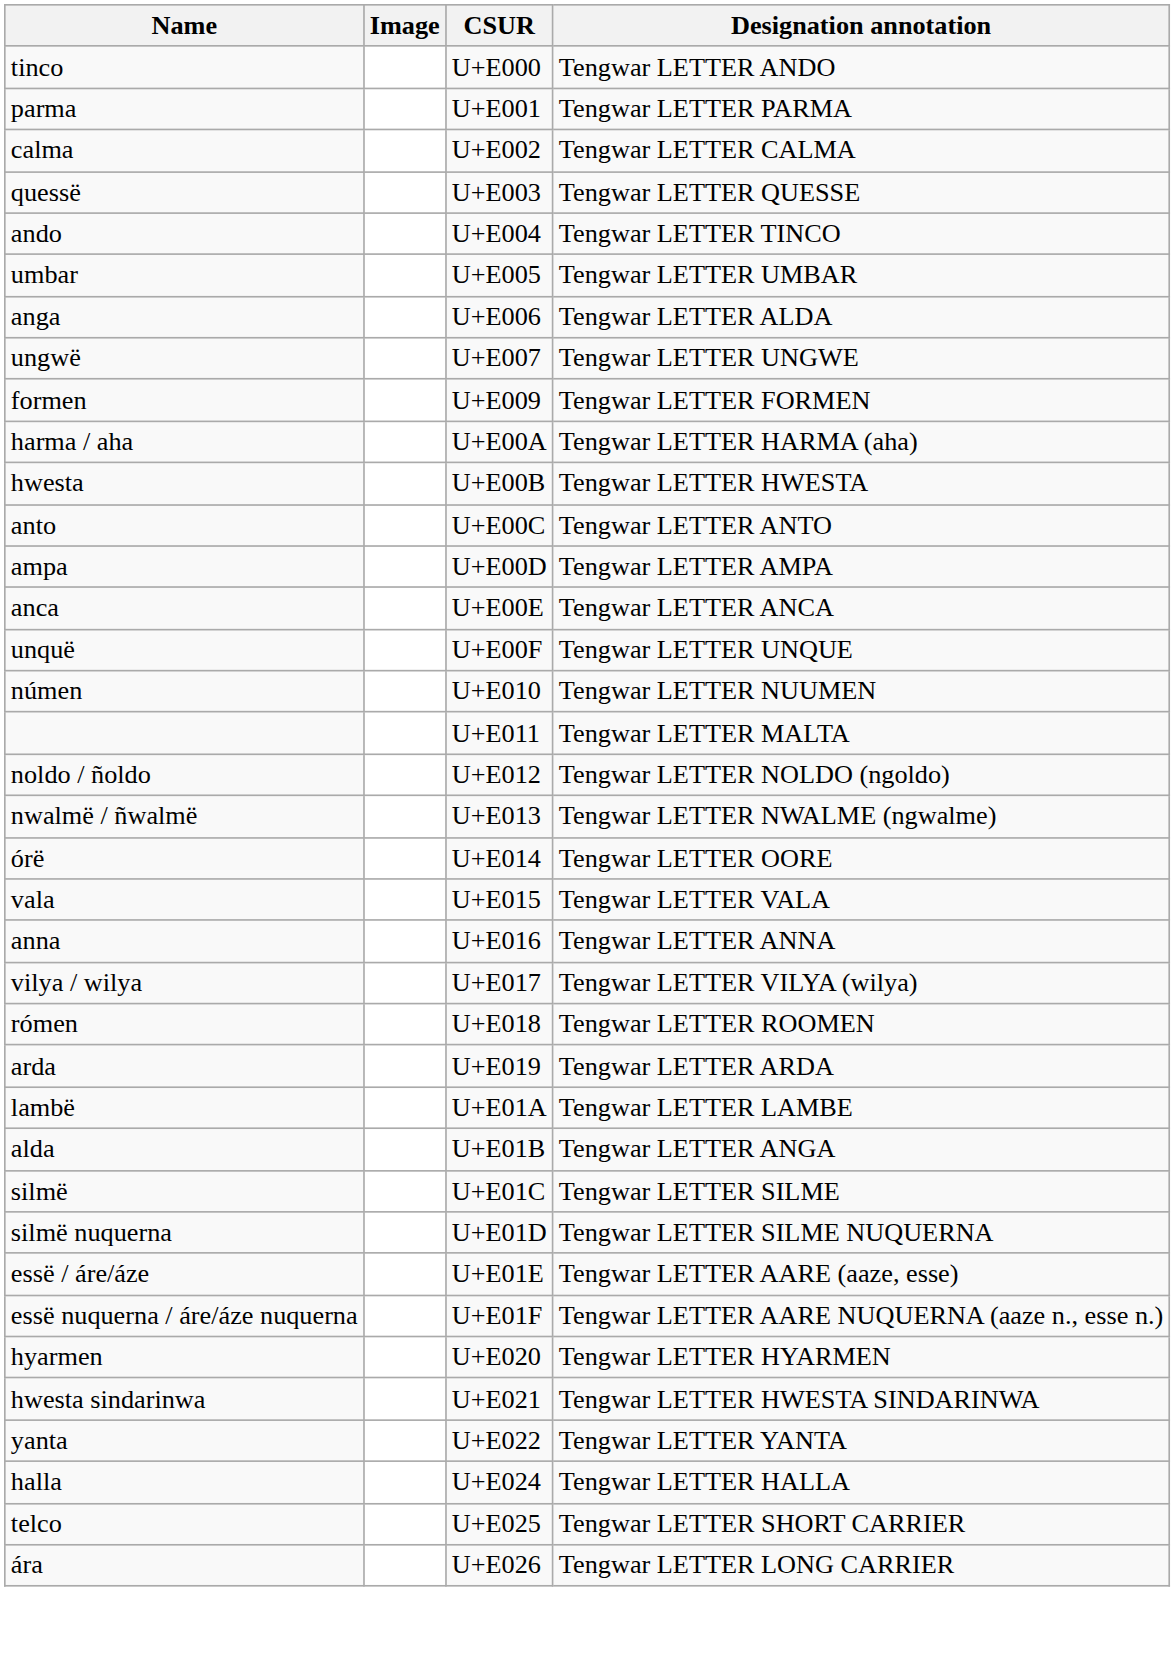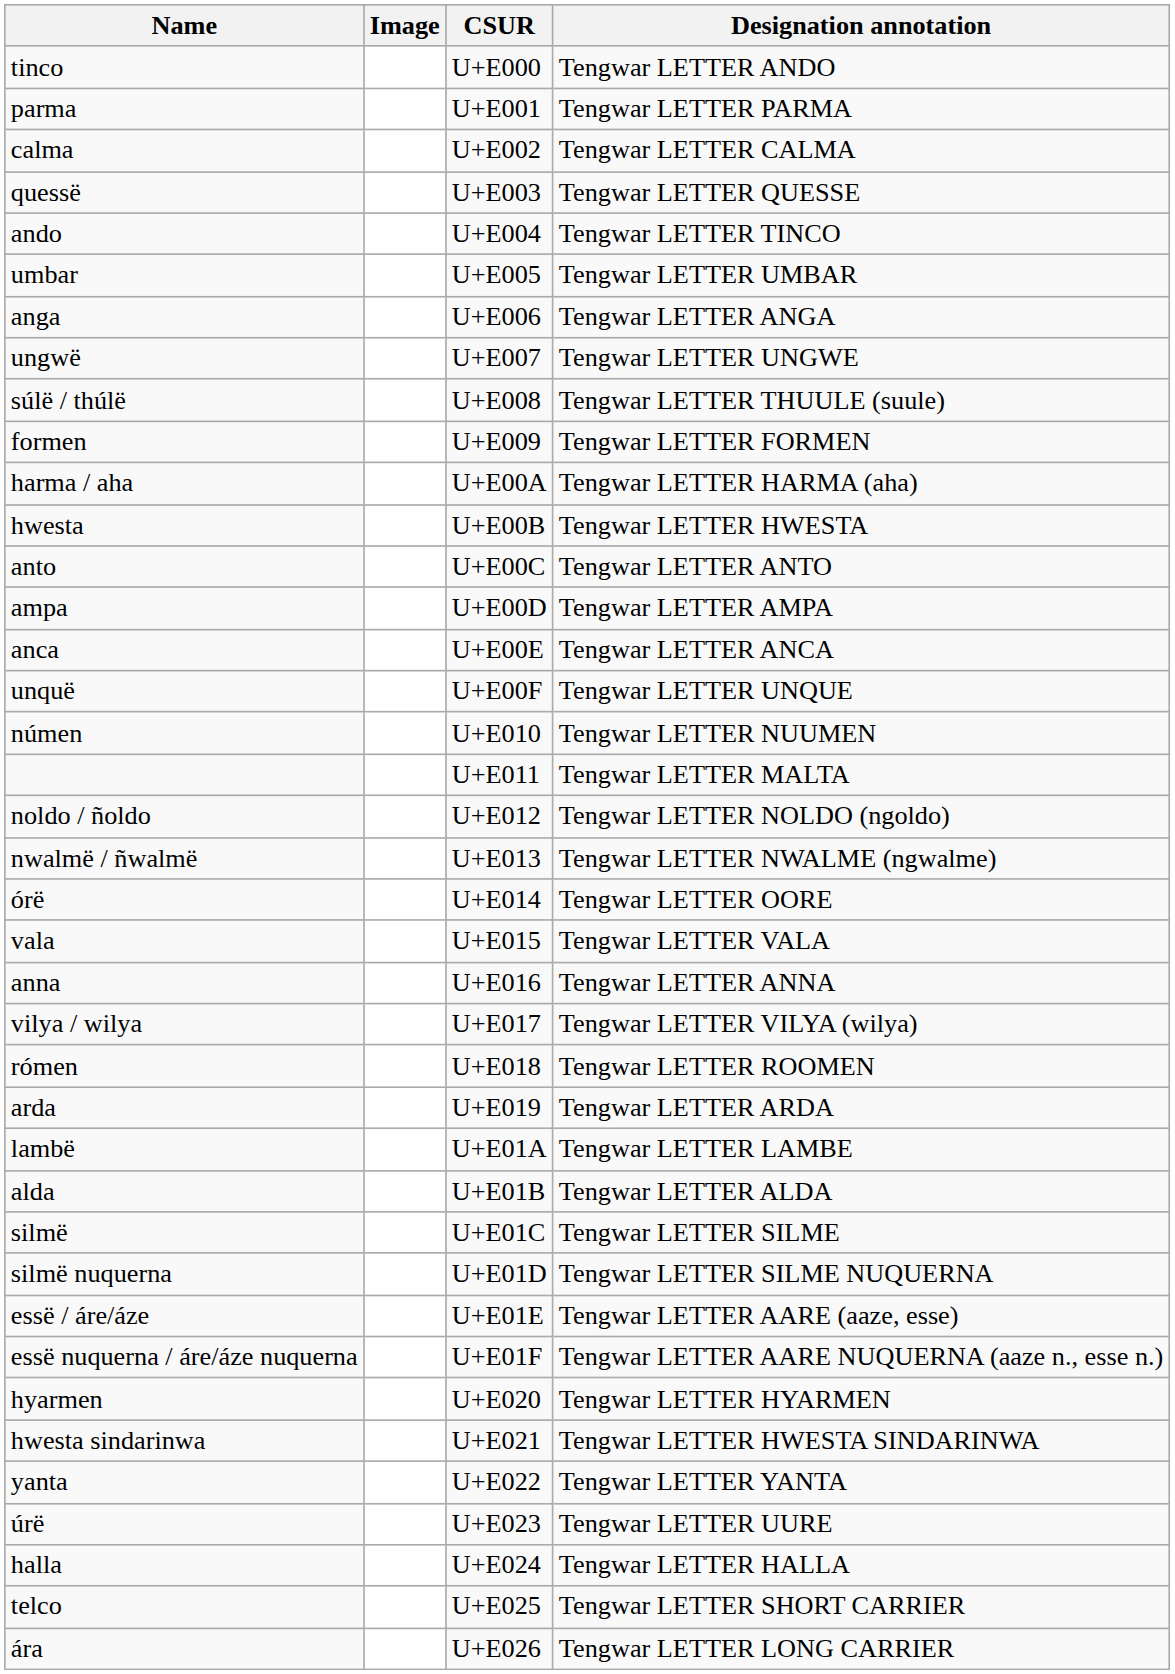(696, 316) Tengwar LETTER ALDA -> (697, 316) Tengwar LETTER ANGA
+ row: (68, 399)
(697, 1148) Tengwar LETTER ANGA -> (696, 1190) Tengwar LETTER ALDA
+ row: (28, 1523)
